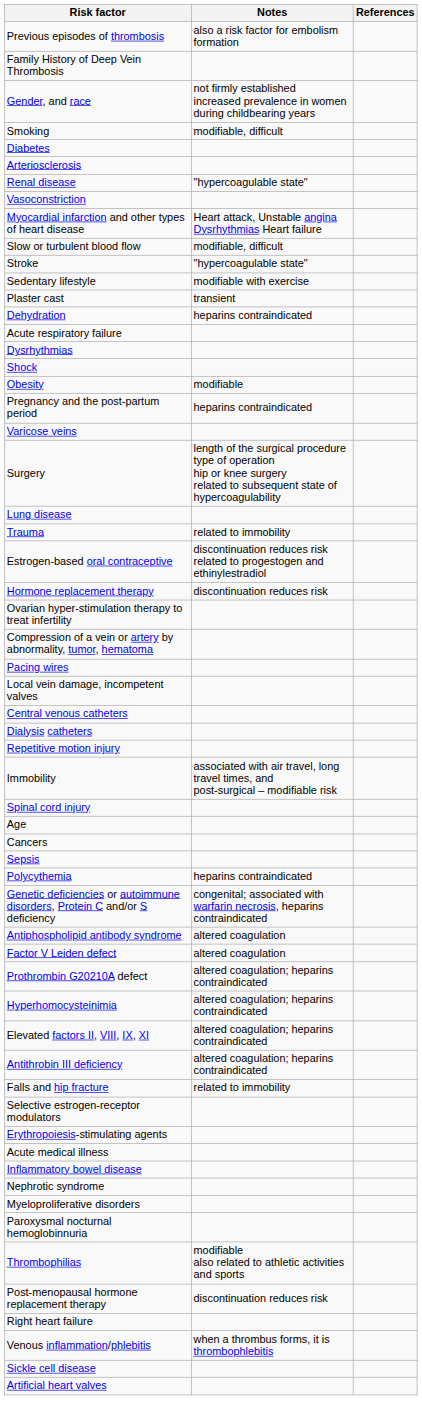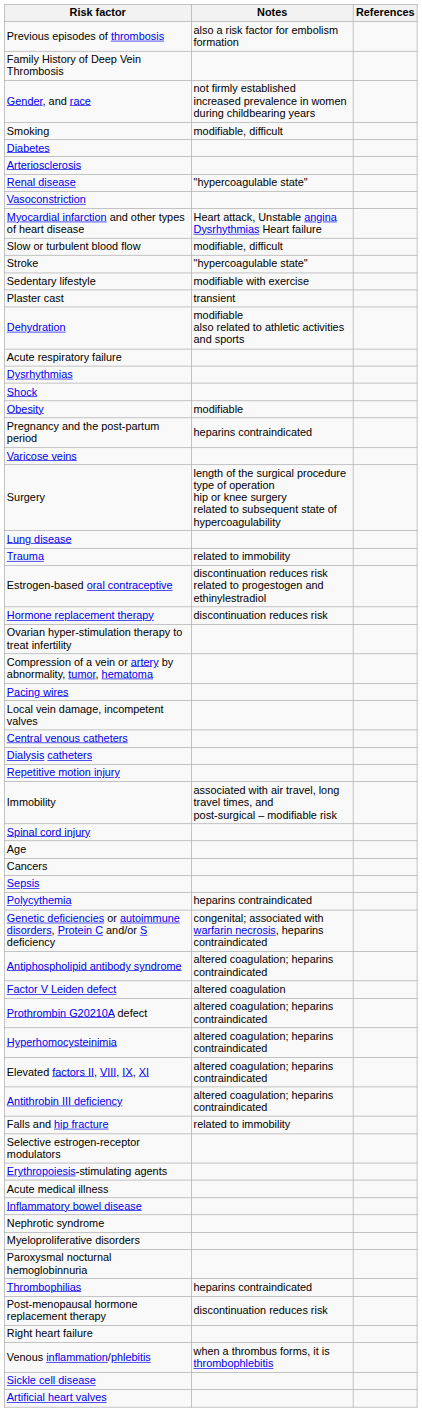(253, 315) heparins contraindicated -> (269, 328) modifiable also related to athletic activities and sports
(240, 935) altered coagulation -> (263, 966) altered coagulation; heparins contraindicated
(269, 1263) modifiable also related to athletic activities and sports -> (253, 1287) heparins contraindicated
